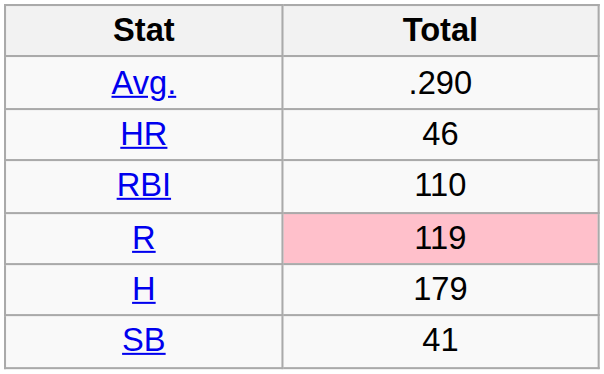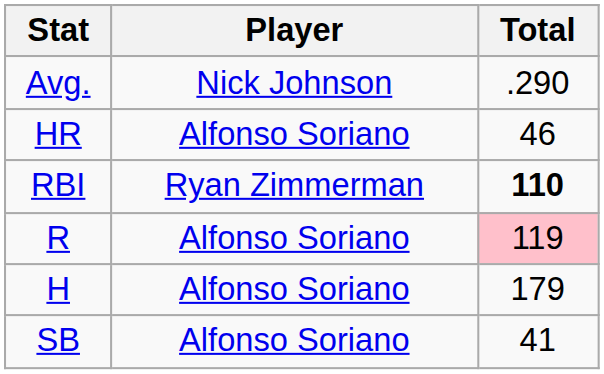+ column: (294, 30)
(440, 185) normal -> (538, 185) bold
